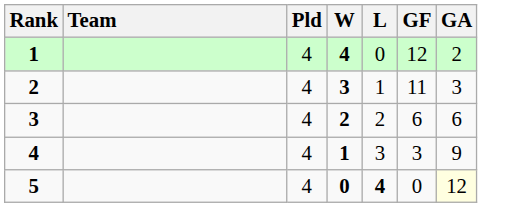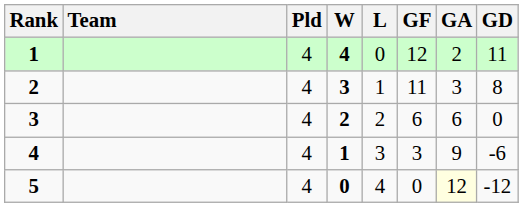+ column: (497, 20)
(380, 185) bold -> (380, 185) normal
